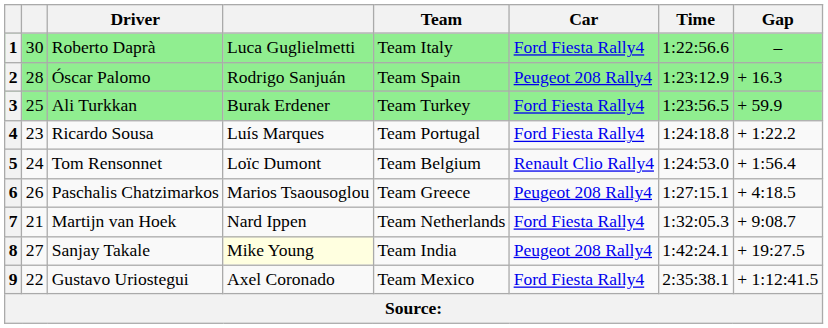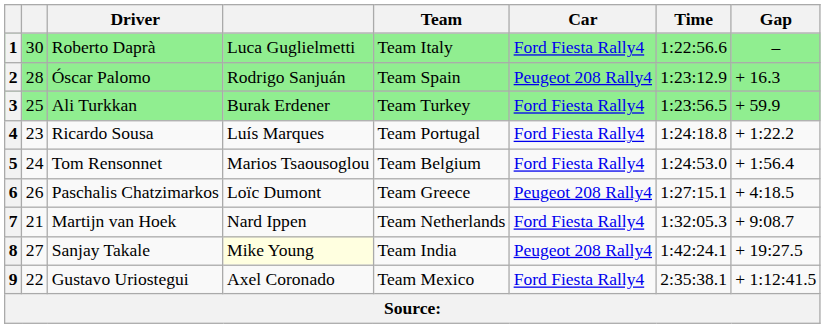(274, 163) Loïc Dumont -> (298, 163) Marios Tsaousoglou
(584, 163) Renault Clio Rally4 -> (579, 163) Ford Fiesta Rally4
(298, 192) Marios Tsaousoglou -> (274, 192) Loïc Dumont
